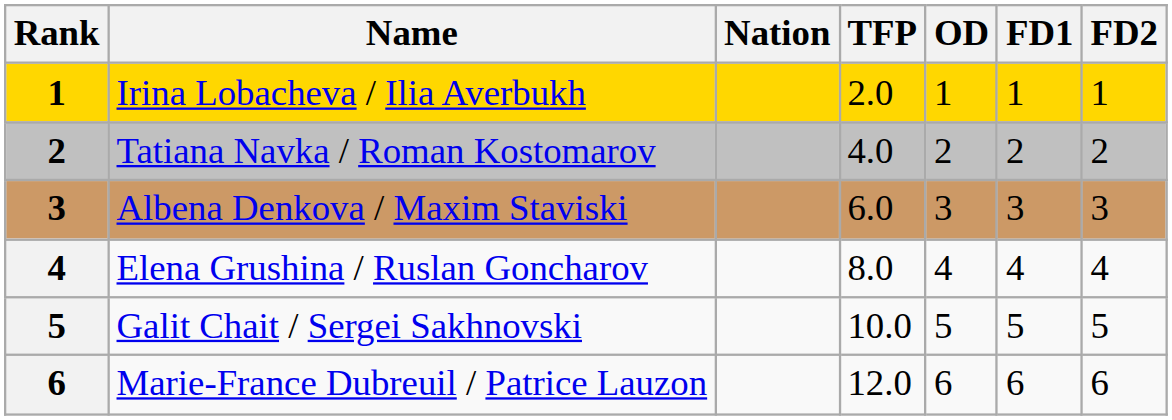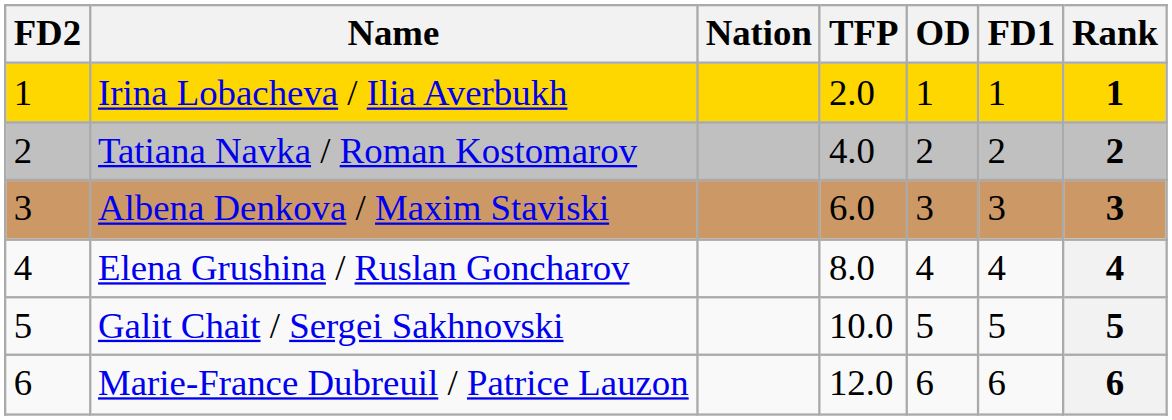columns swapped: (57, 33) <-> (1124, 33)
